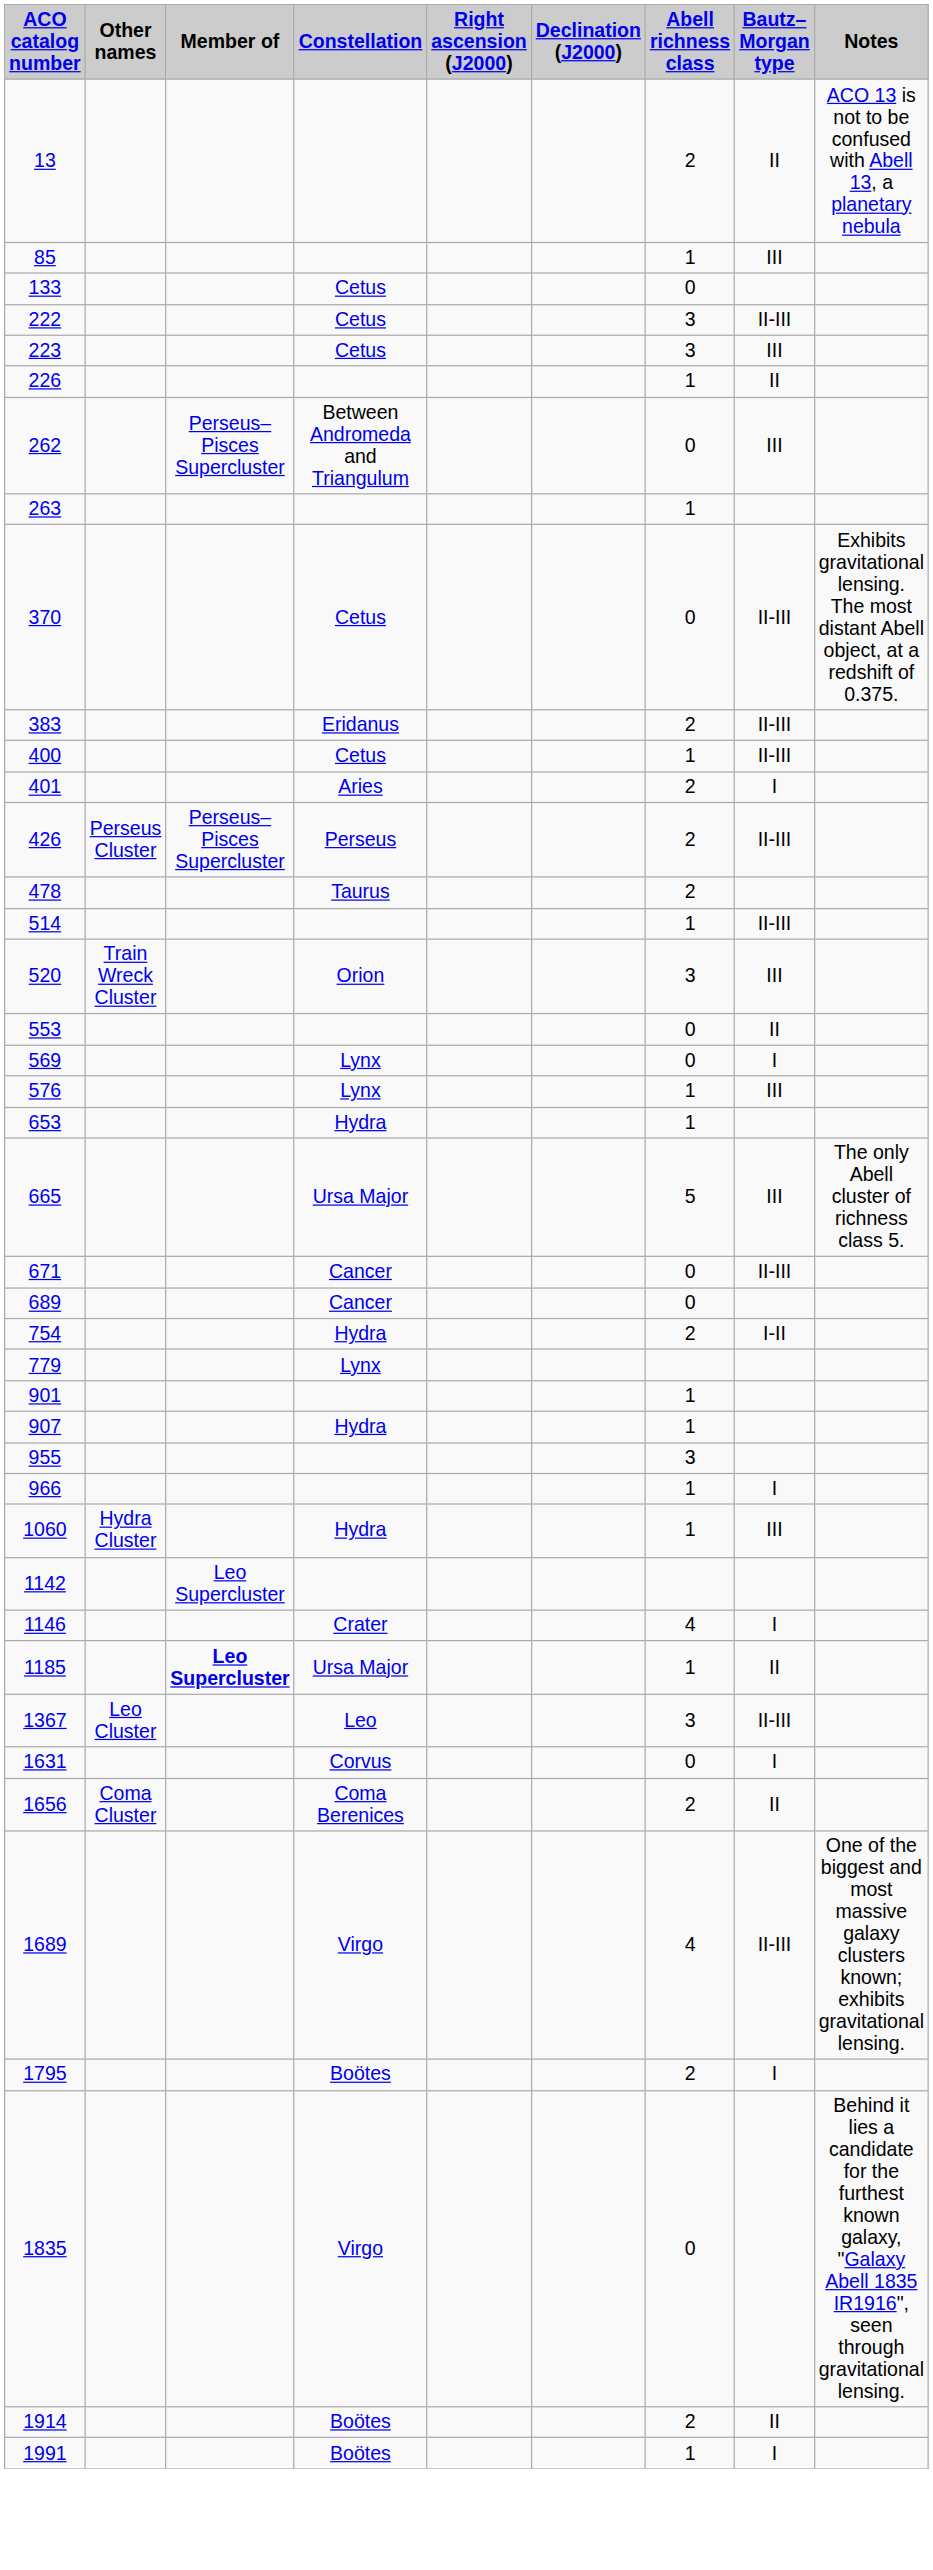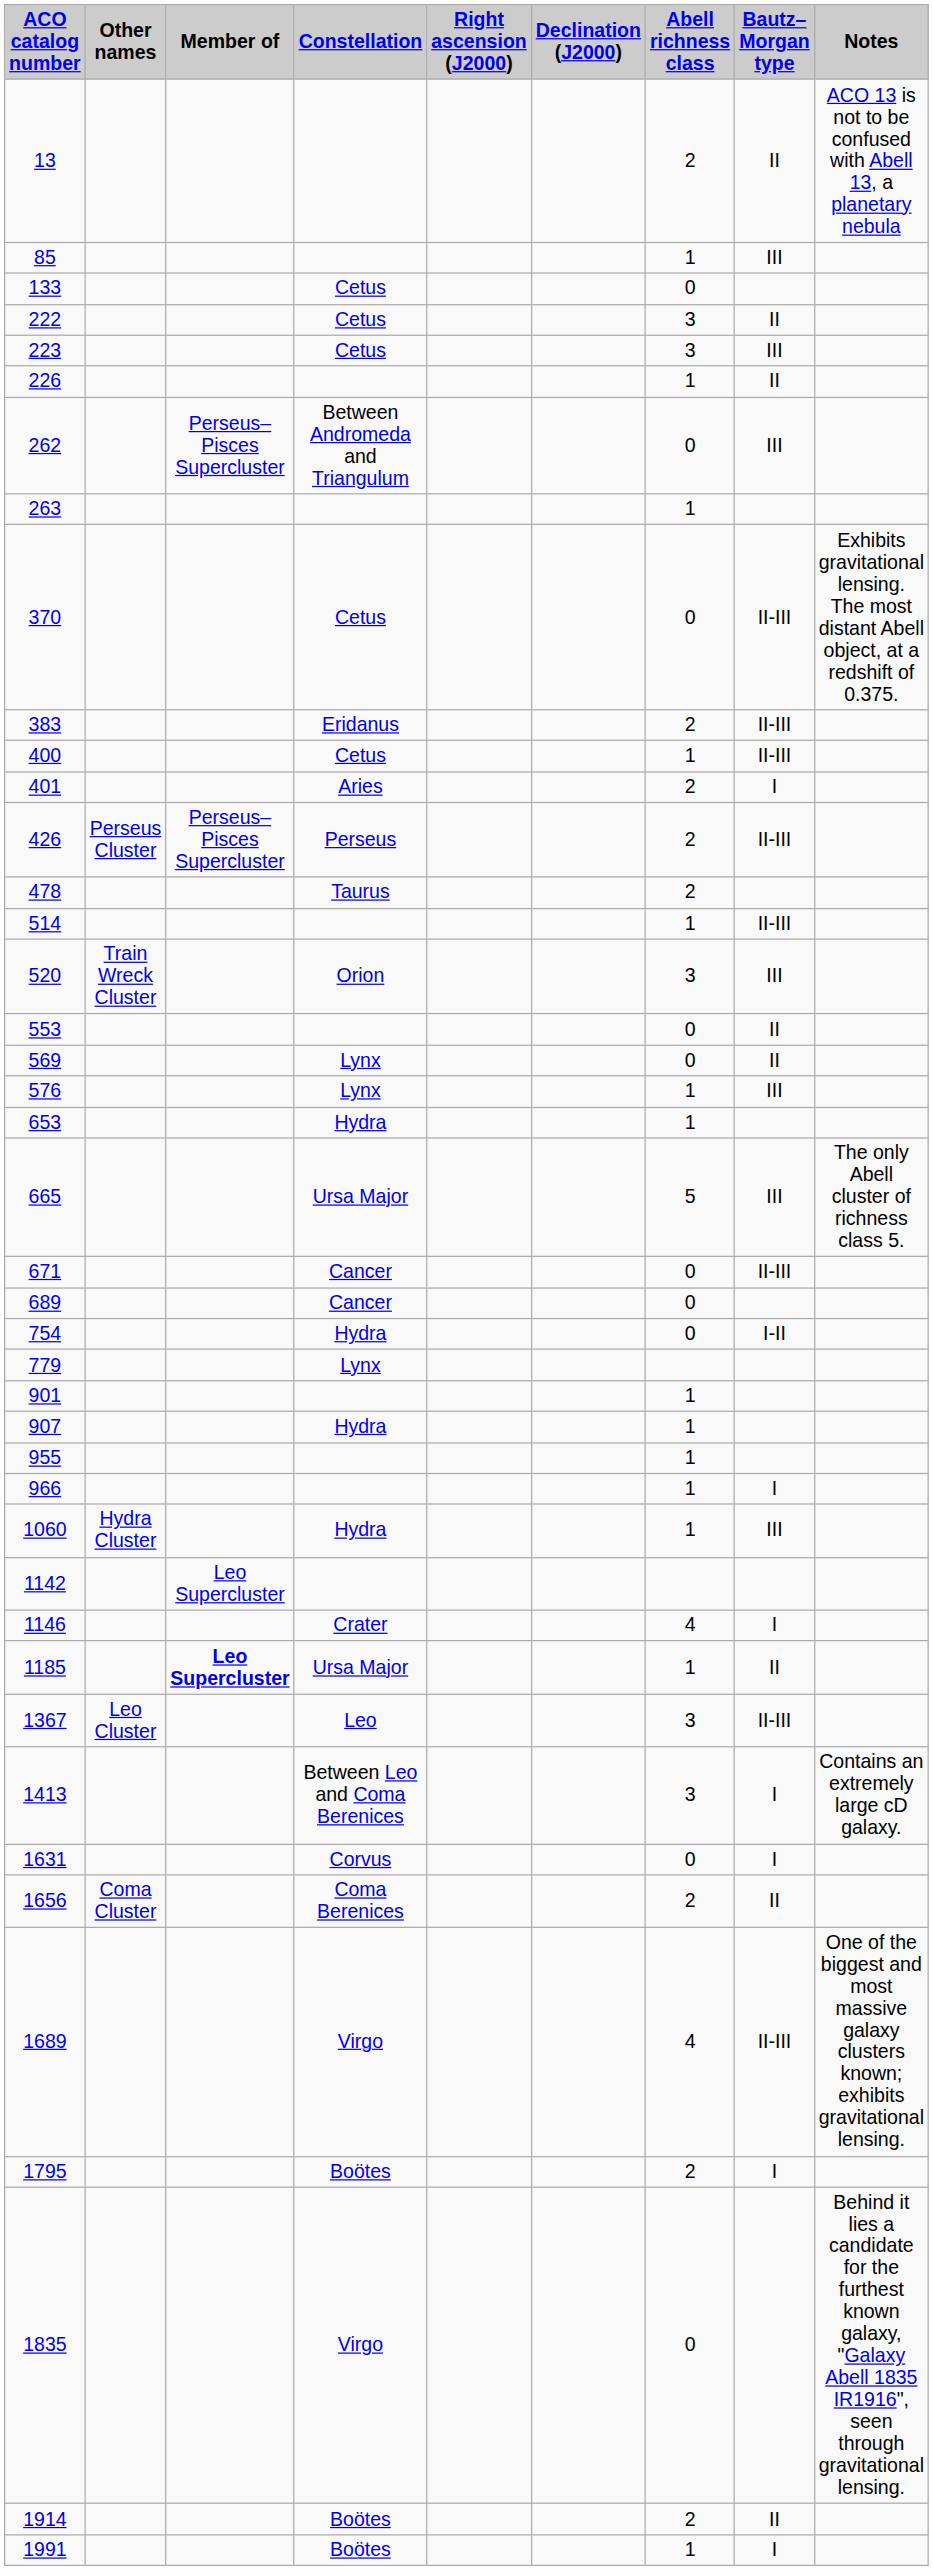(774, 319) II-III -> (774, 319) II
(774, 1060) I -> (774, 1060) II
(690, 1333) 2 -> (690, 1333) 0
(690, 1457) 3 -> (690, 1457) 1
+ row: (45, 1795)
